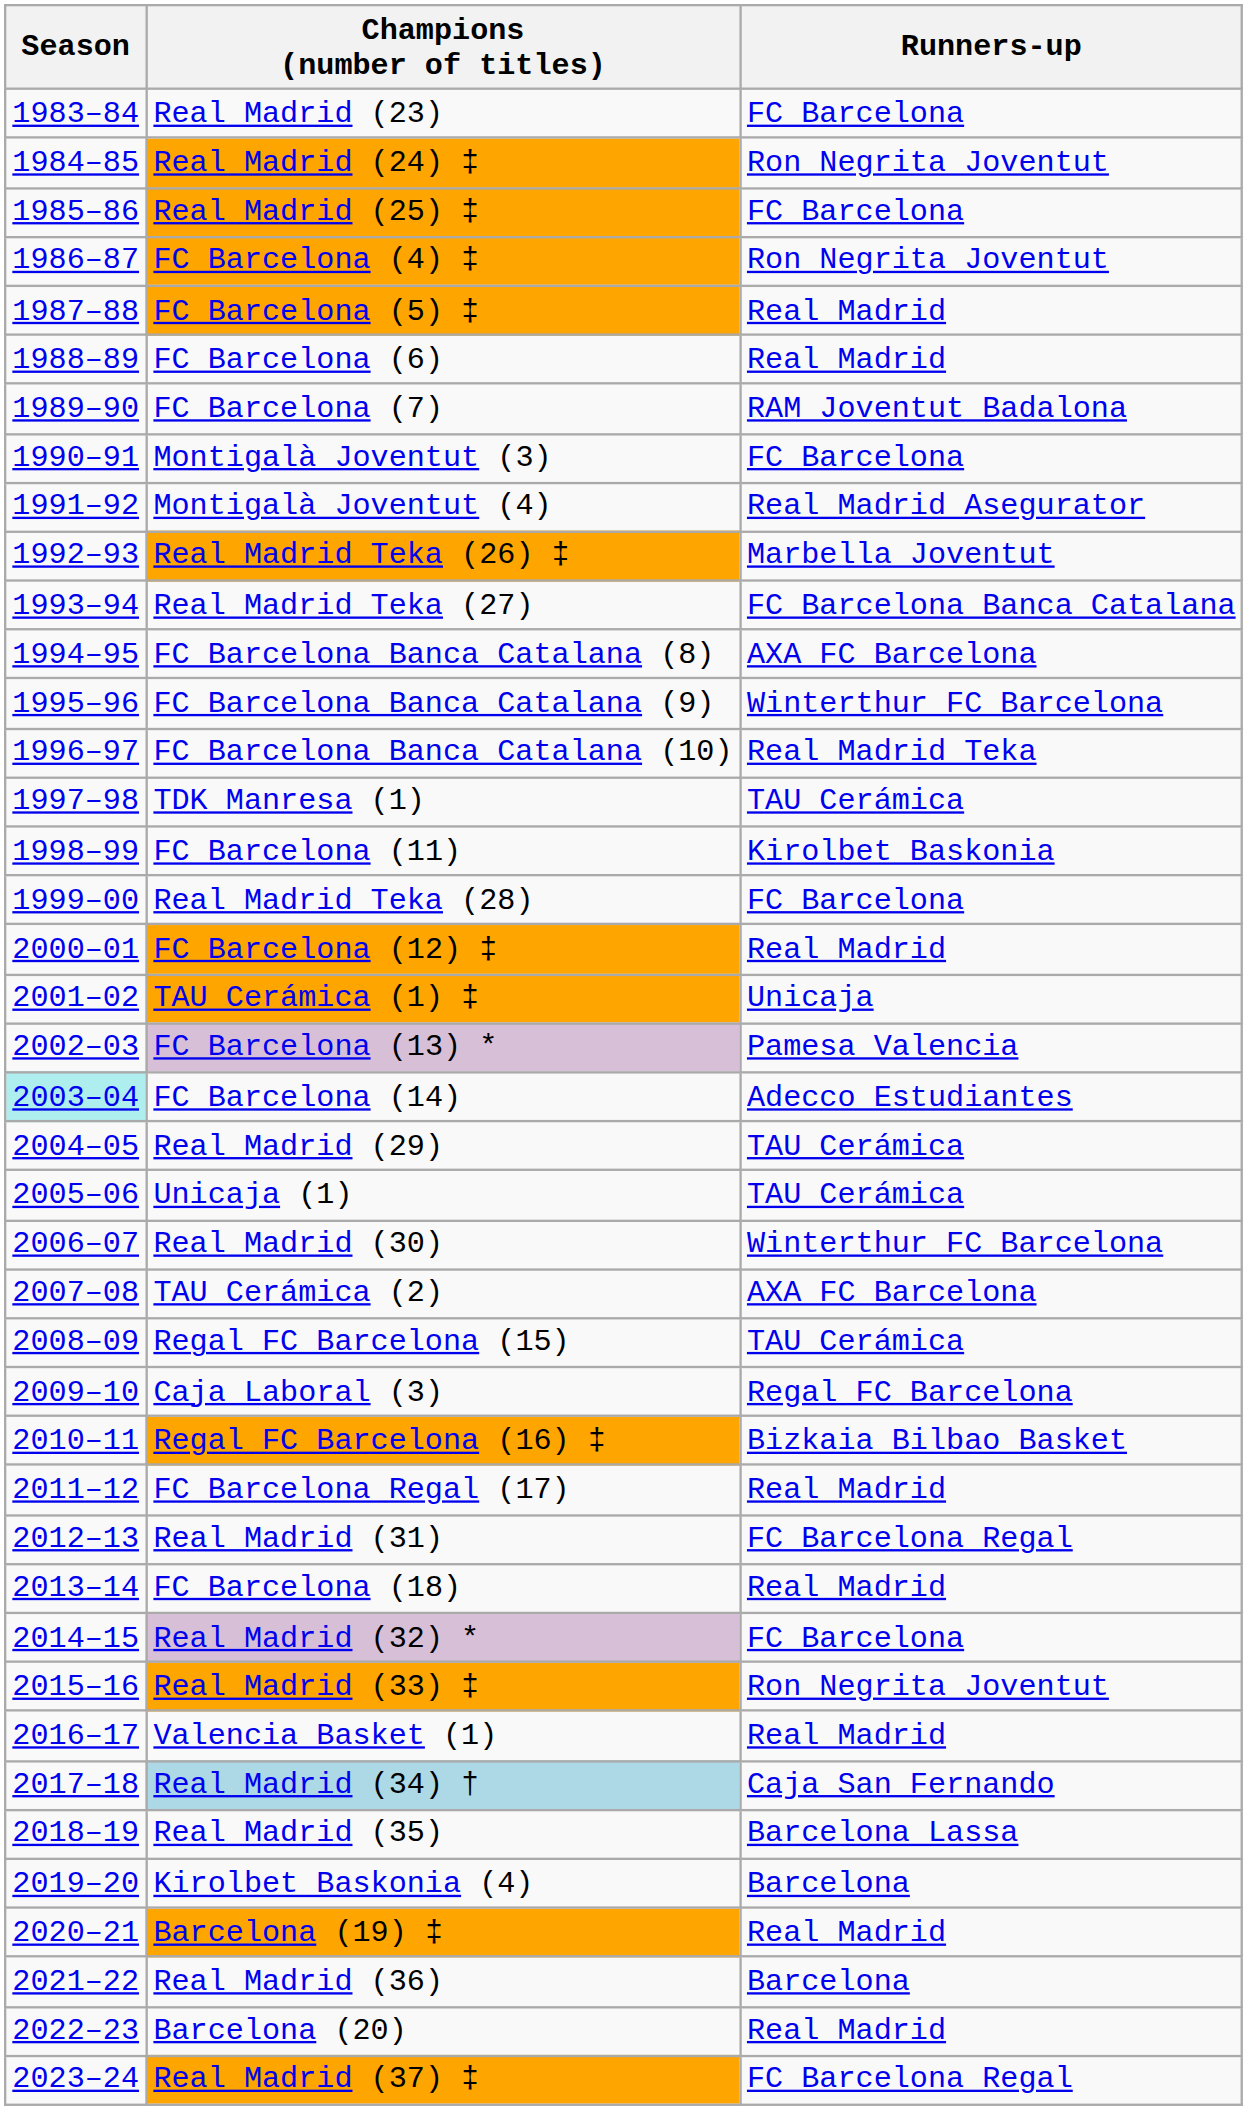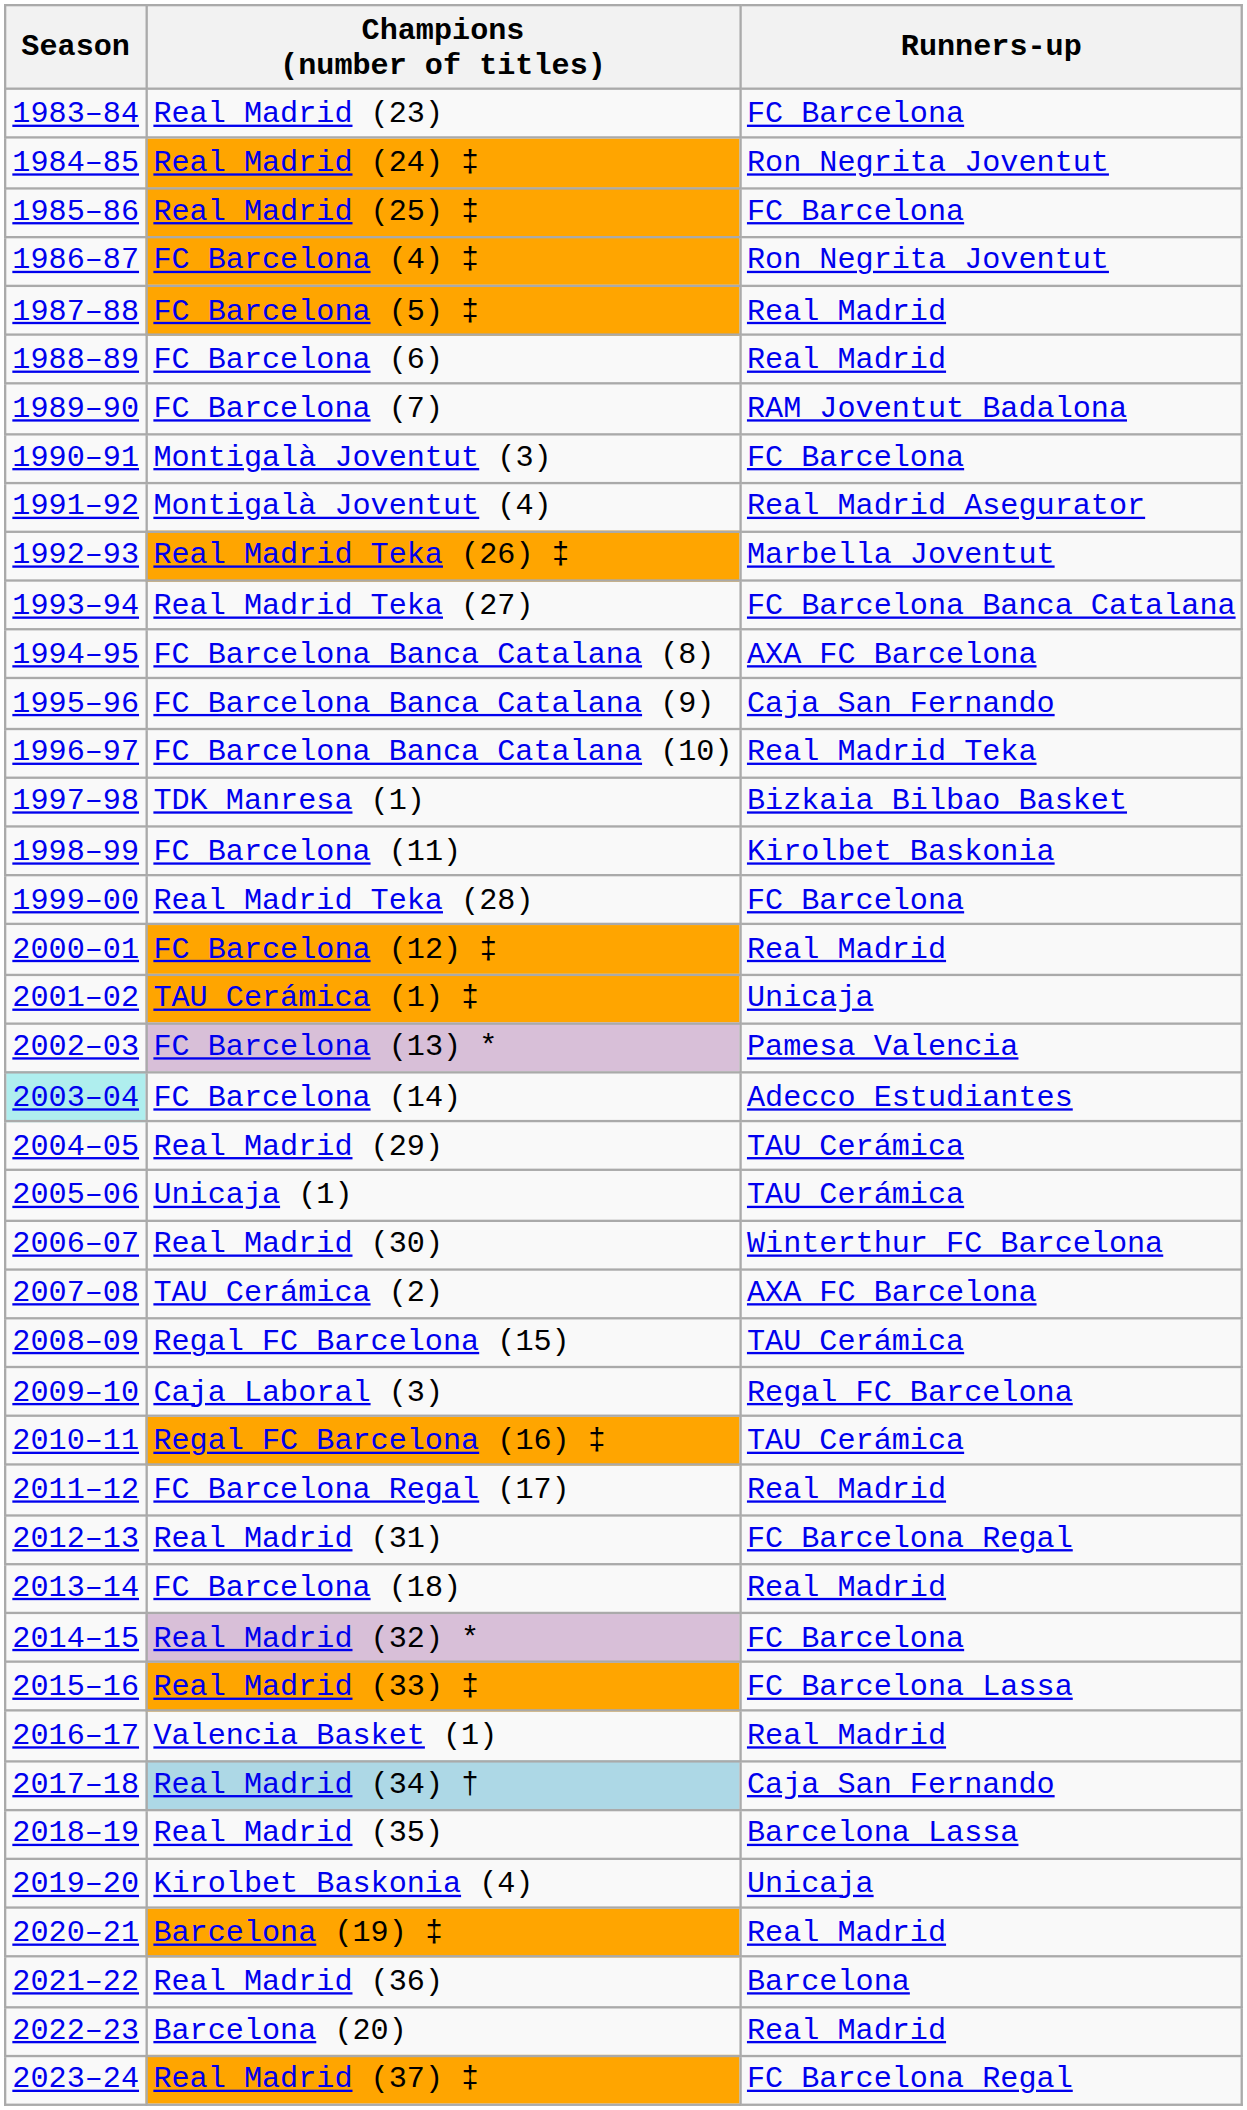(955, 704) Winterthur FC Barcelona -> (901, 704) Caja San Fernando
(856, 802) TAU Cerámica -> (937, 802) Bizkaia Bilbao Basket
(937, 1441) Bizkaia Bilbao Basket -> (856, 1441) TAU Cerámica
(928, 1687) Ron Negrita Joventut -> (910, 1687) FC Barcelona Lassa
(828, 1883) Barcelona -> (810, 1883) Unicaja
